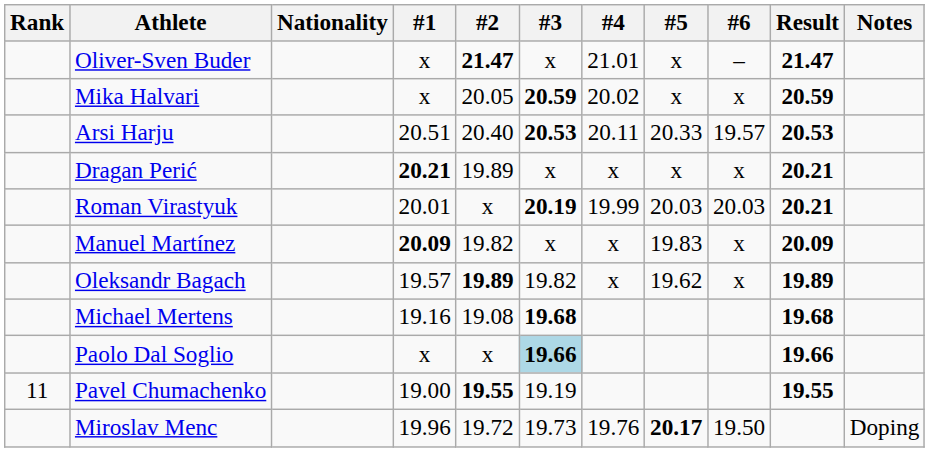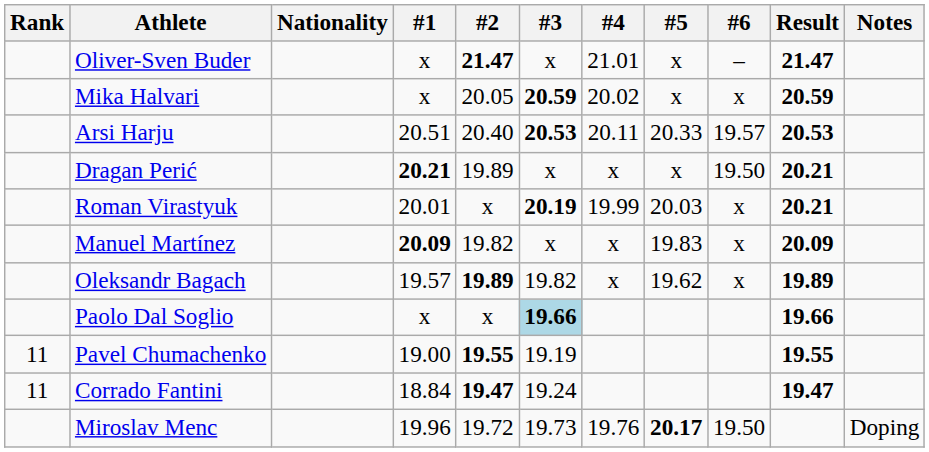(739, 170) x -> (739, 170) 19.50
(739, 206) 20.03 -> (739, 206) x
- row: (154, 317)
+ row: (149, 390)
